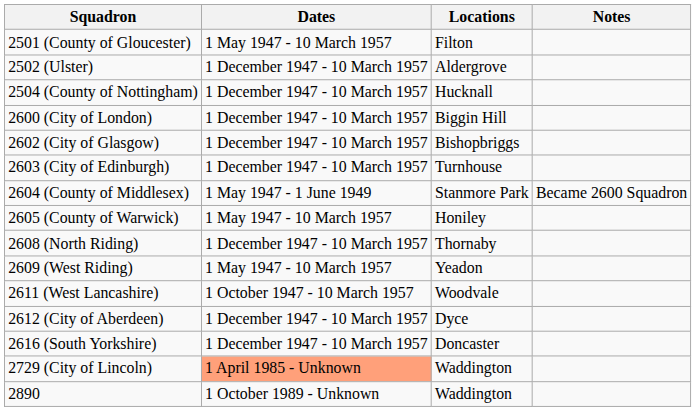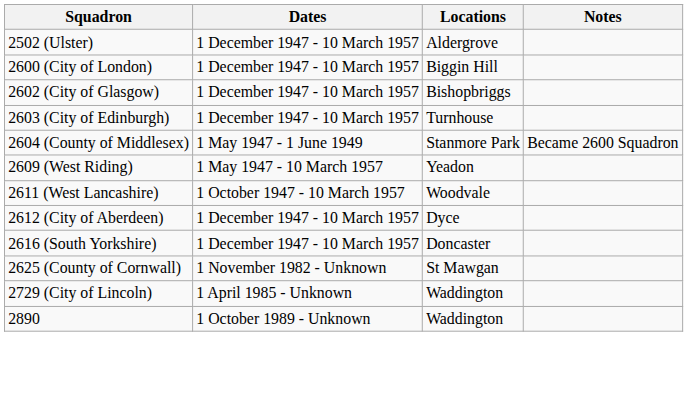- row: (99, 42)
- row: (103, 92)
- row: (93, 218)
- row: (73, 243)
+ row: (95, 268)
(283, 368) lightsalmon background -> (274, 293) no background
